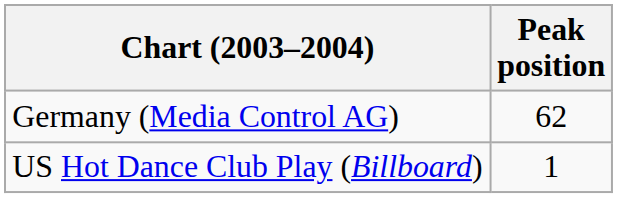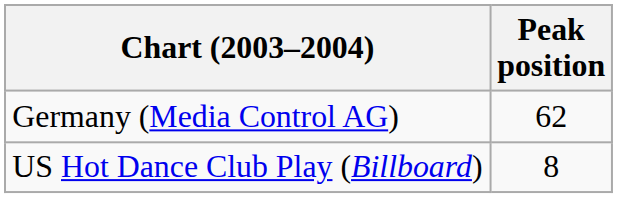(551, 166) 1 -> (551, 166) 8
